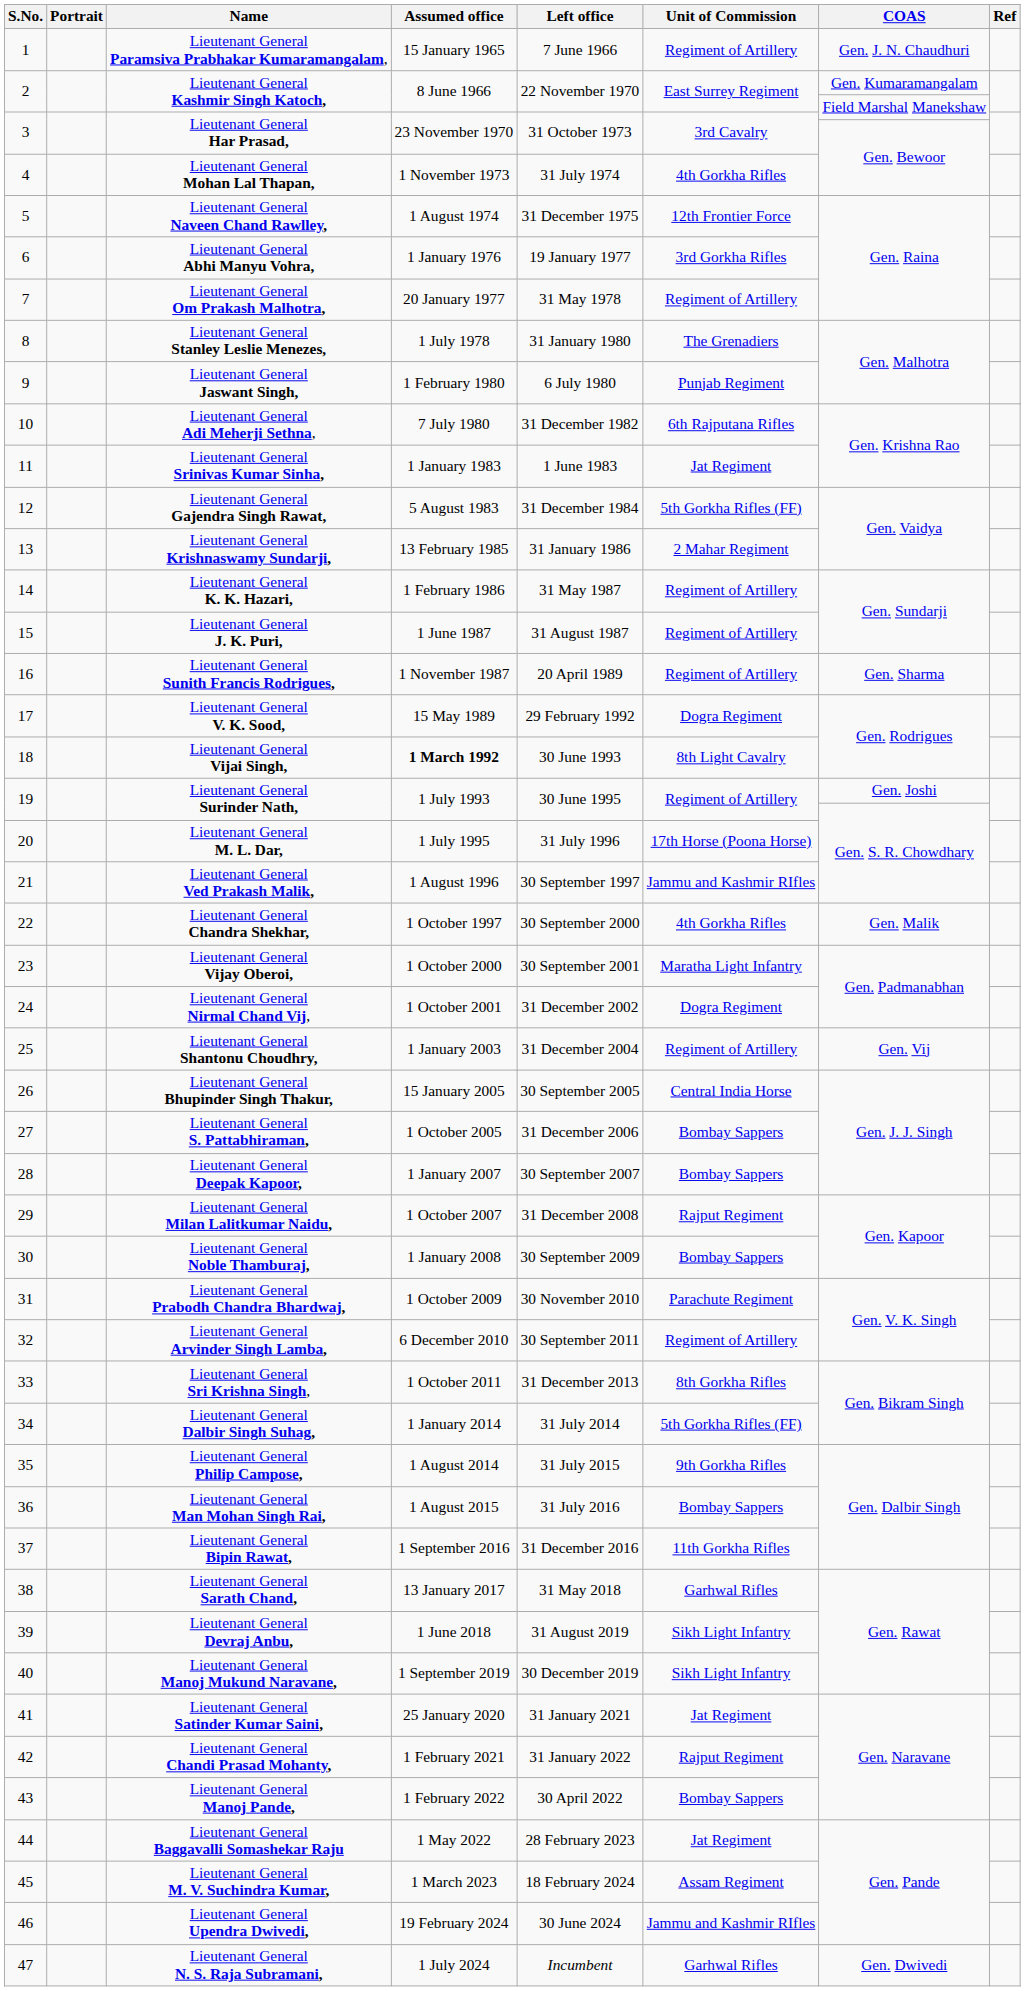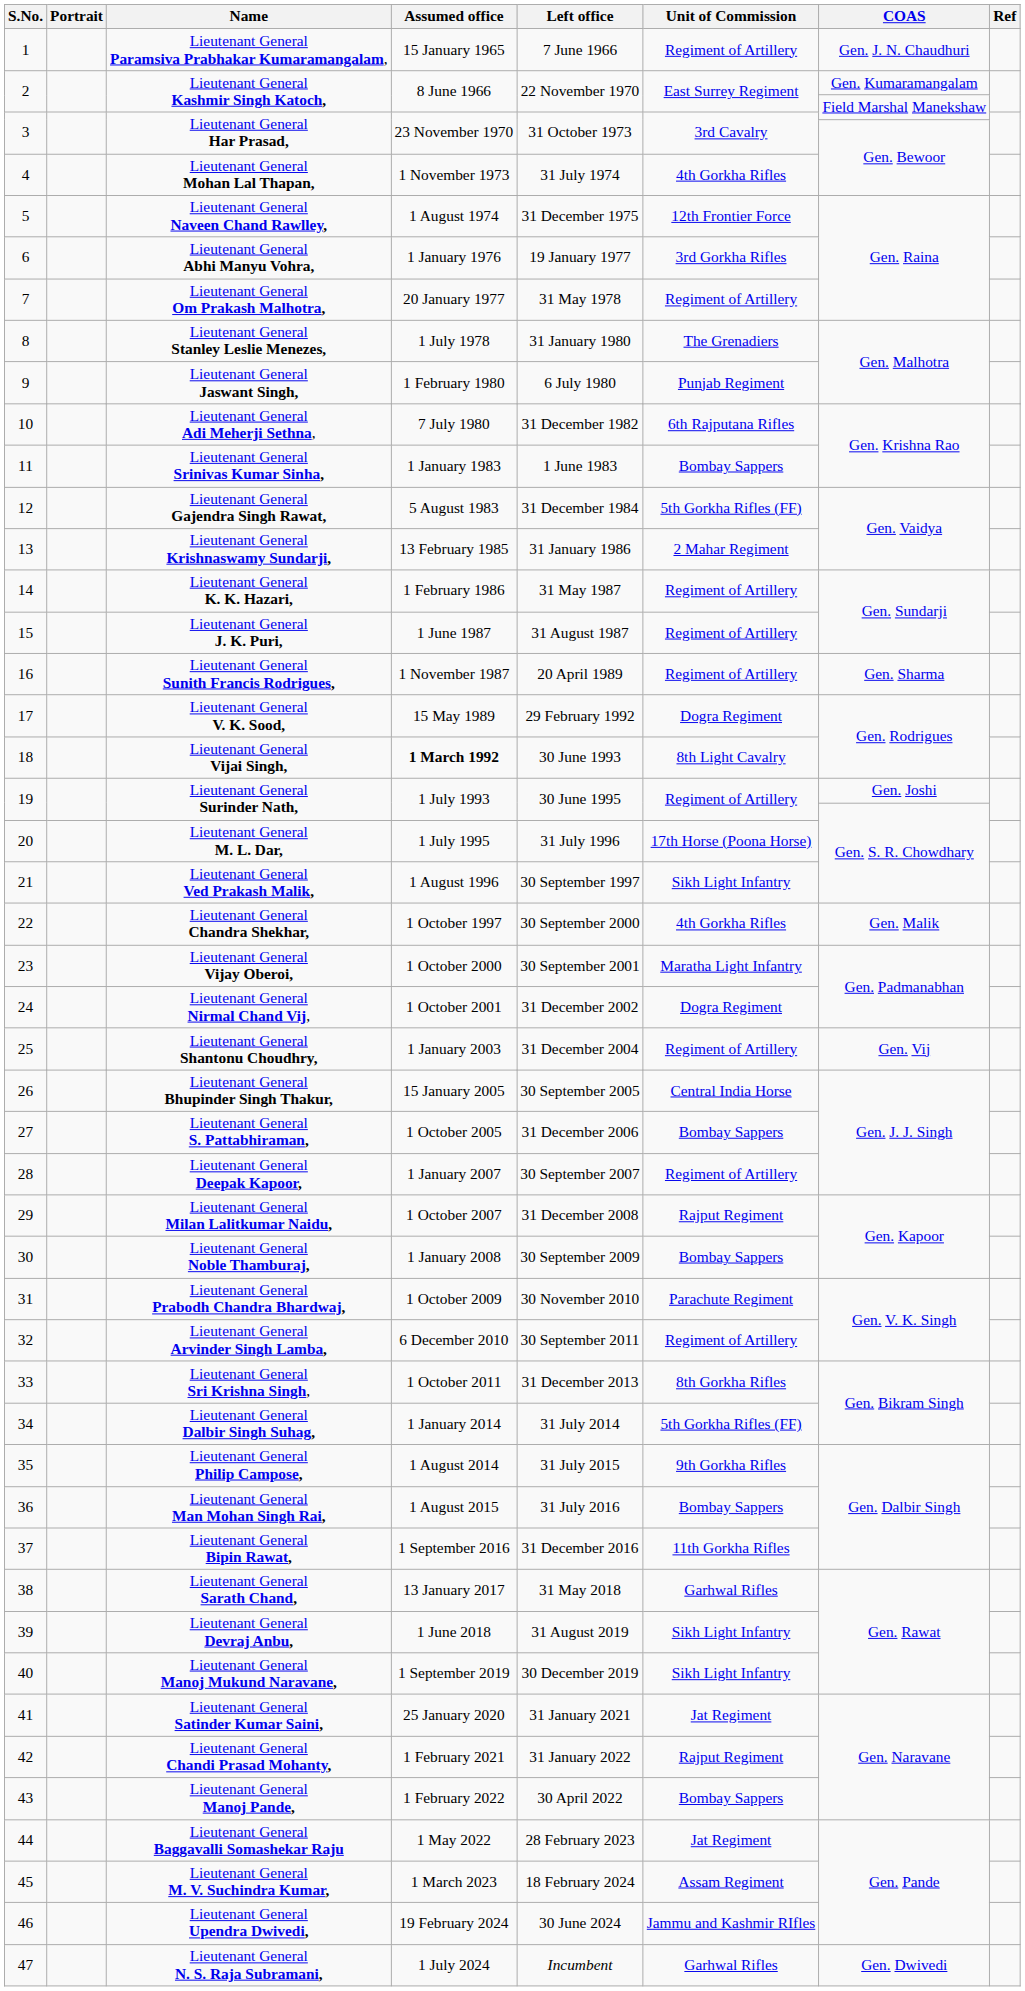(731, 466) Jat Regiment -> (731, 466) Bombay Sappers
(731, 882) Jammu and Kashmir RIfles -> (731, 882) Sikh Light Infantry
(731, 1173) Bombay Sappers -> (731, 1173) Regiment of Artillery
